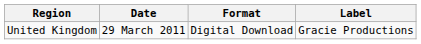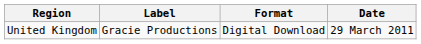columns swapped: (144, 13) <-> (356, 13)
